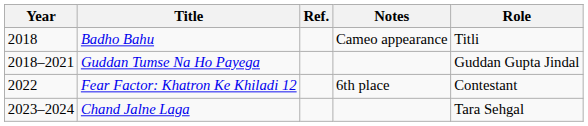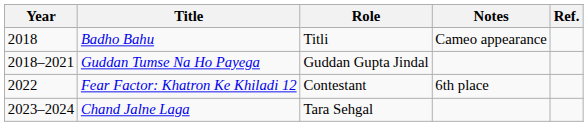columns swapped: (517, 16) <-> (316, 16)
